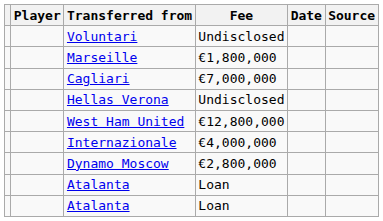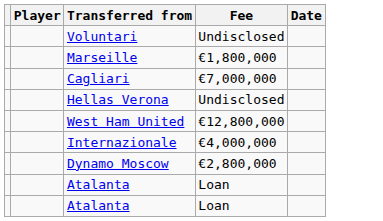- column: (352, 15)
